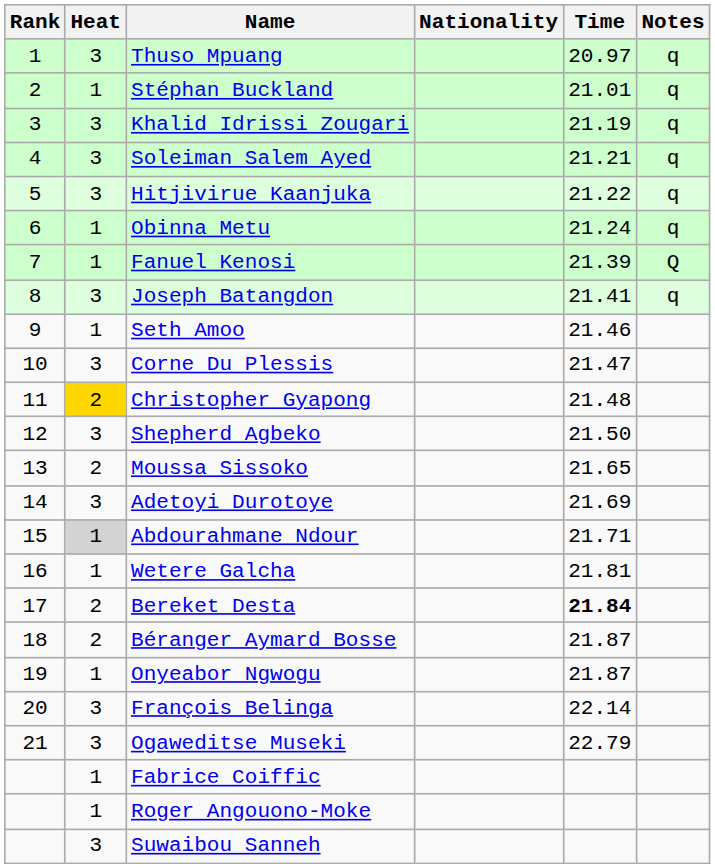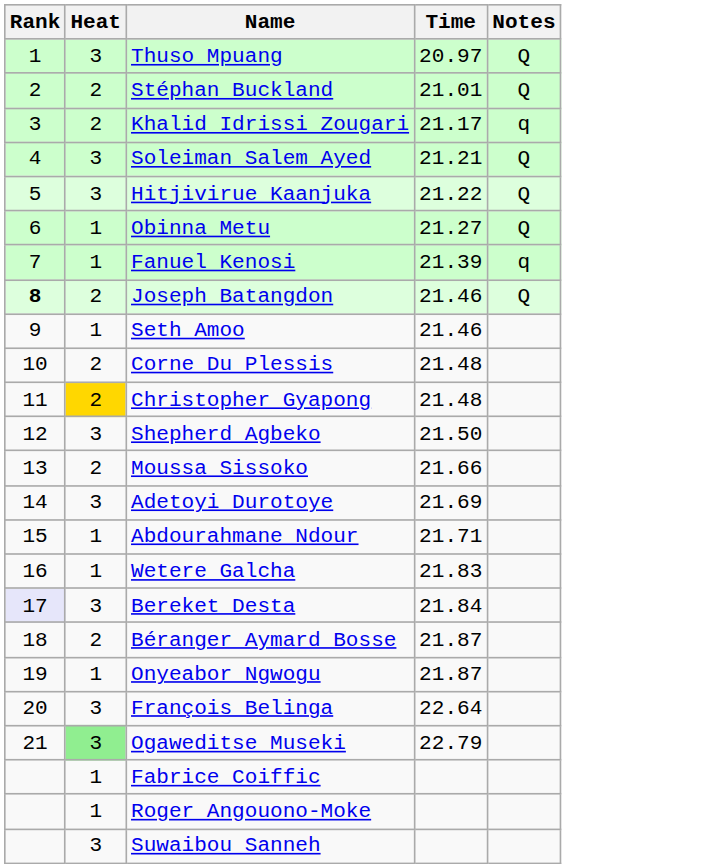- column: (489, 22)
(673, 56) q -> (524, 56) Q
(96, 91) 1 -> (96, 91) 2
(673, 91) q -> (524, 91) Q
(96, 125) 3 -> (96, 125) 2
(600, 125) 21.19 -> (451, 125) 21.17
(673, 159) q -> (524, 159) Q
(673, 194) q -> (524, 194) Q
(600, 228) 21.24 -> (451, 228) 21.27
(673, 228) q -> (524, 228) Q
(673, 262) Q -> (524, 262) q
(35, 297) normal -> (35, 297) bold
(96, 297) 3 -> (96, 297) 2
(600, 297) 21.41 -> (451, 297) 21.46
(673, 297) q -> (524, 297) Q
(96, 365) 3 -> (96, 365) 2
(600, 365) 21.47 -> (451, 365) 21.48
(600, 468) 21.65 -> (451, 468) 21.66
(96, 537) lightgrey background -> (96, 537) no background
(600, 571) 21.81 -> (451, 571) 21.83
(35, 605) no background -> (35, 605) lavender background
(96, 605) 2 -> (96, 605) 3
(600, 605) bold -> (451, 605) normal
(600, 708) 22.14 -> (451, 708) 22.64
(96, 743) no background -> (96, 743) lightgreen background
